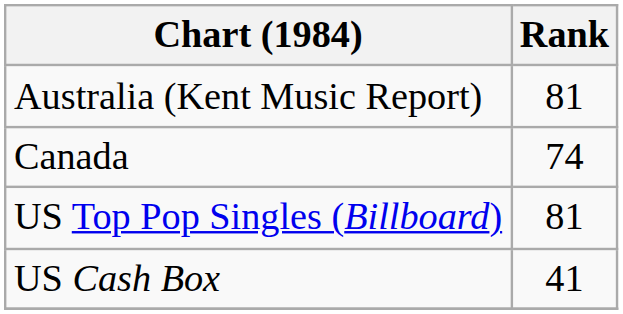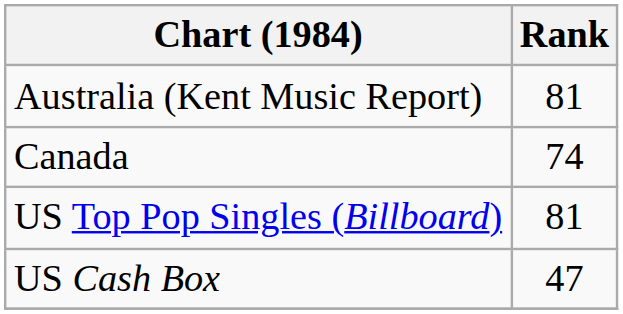(564, 277) 41 -> (564, 277) 47
